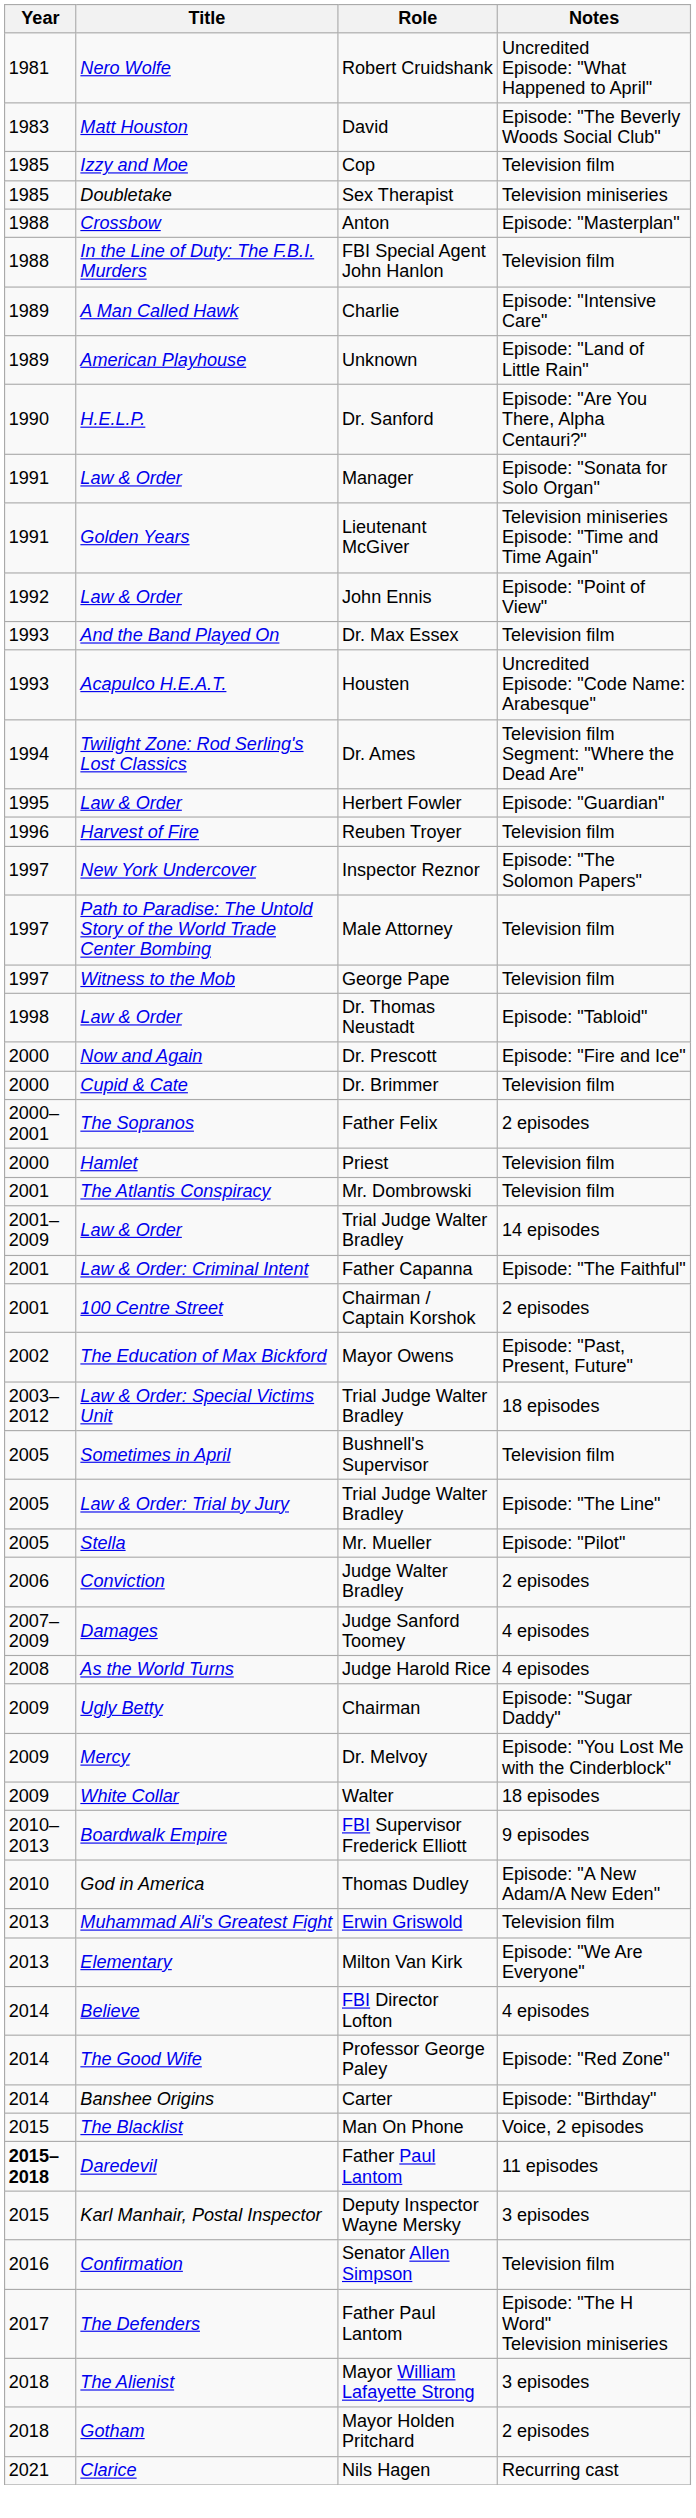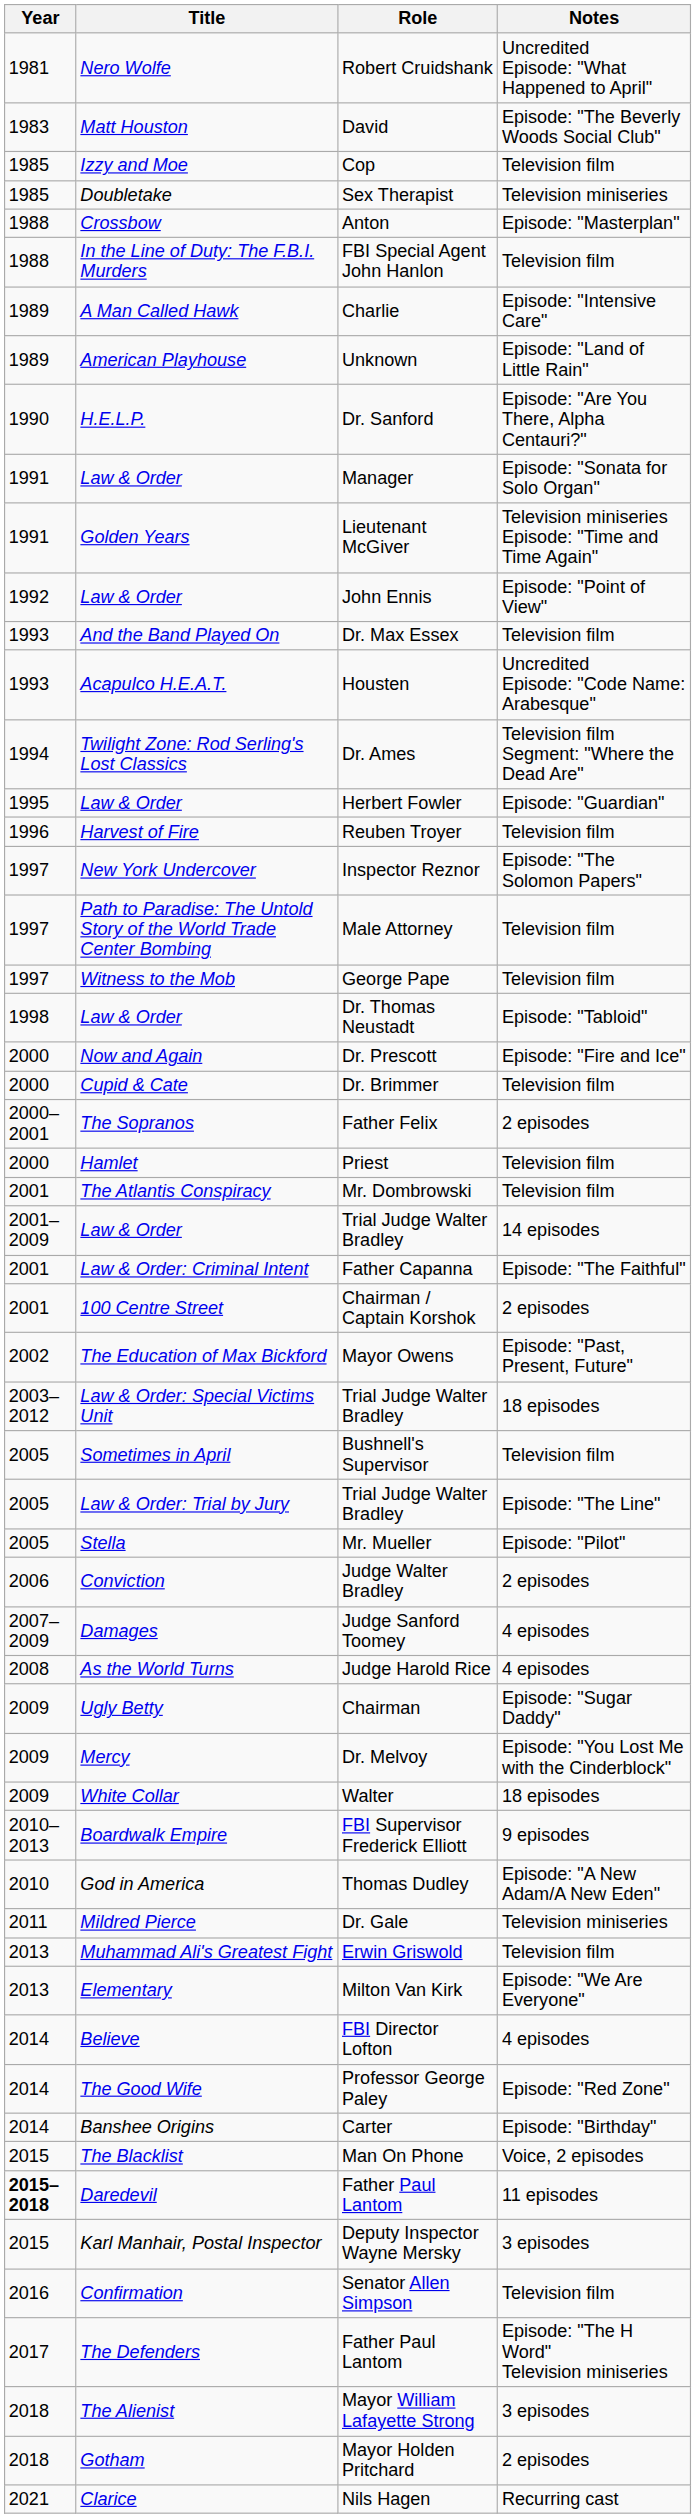+ row: (138, 1923)
